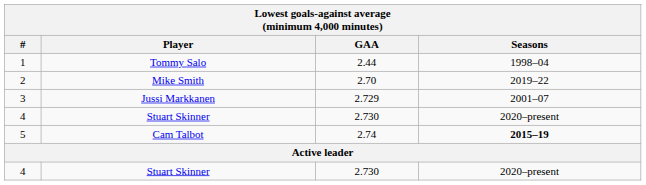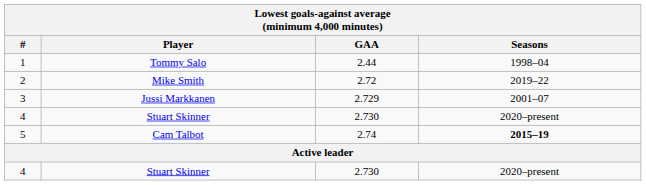(367, 80) 2.70 -> (367, 80) 2.72
